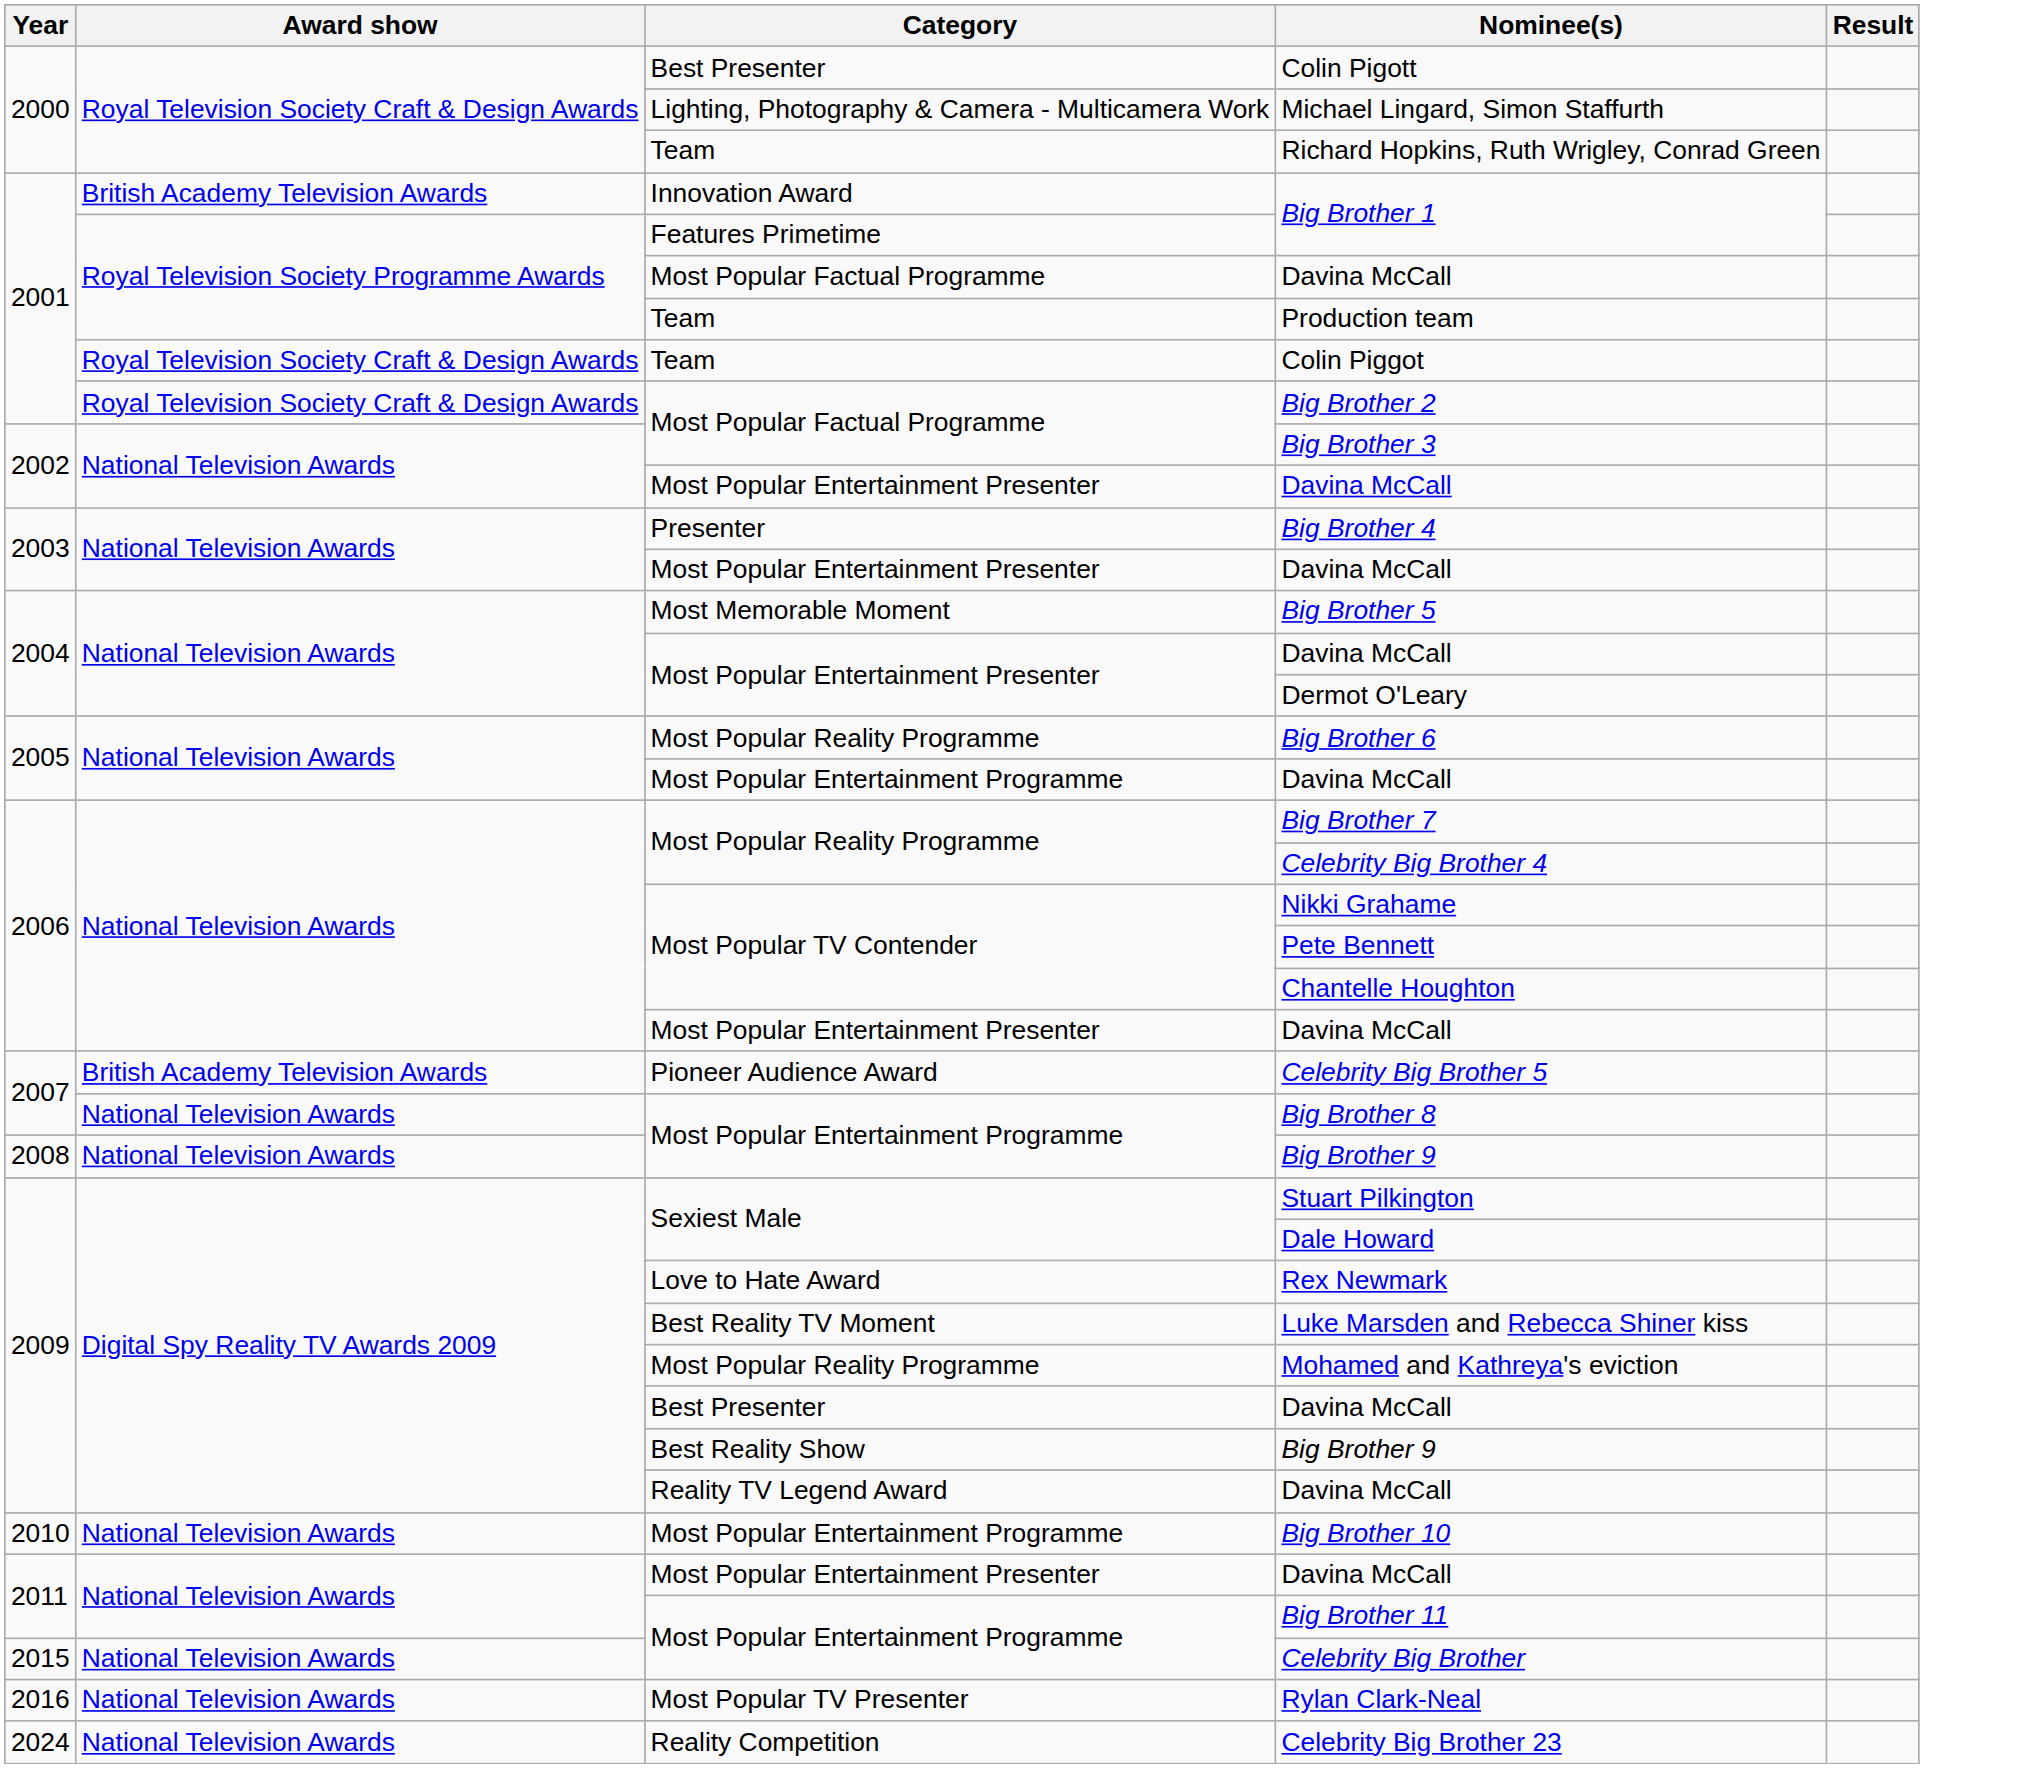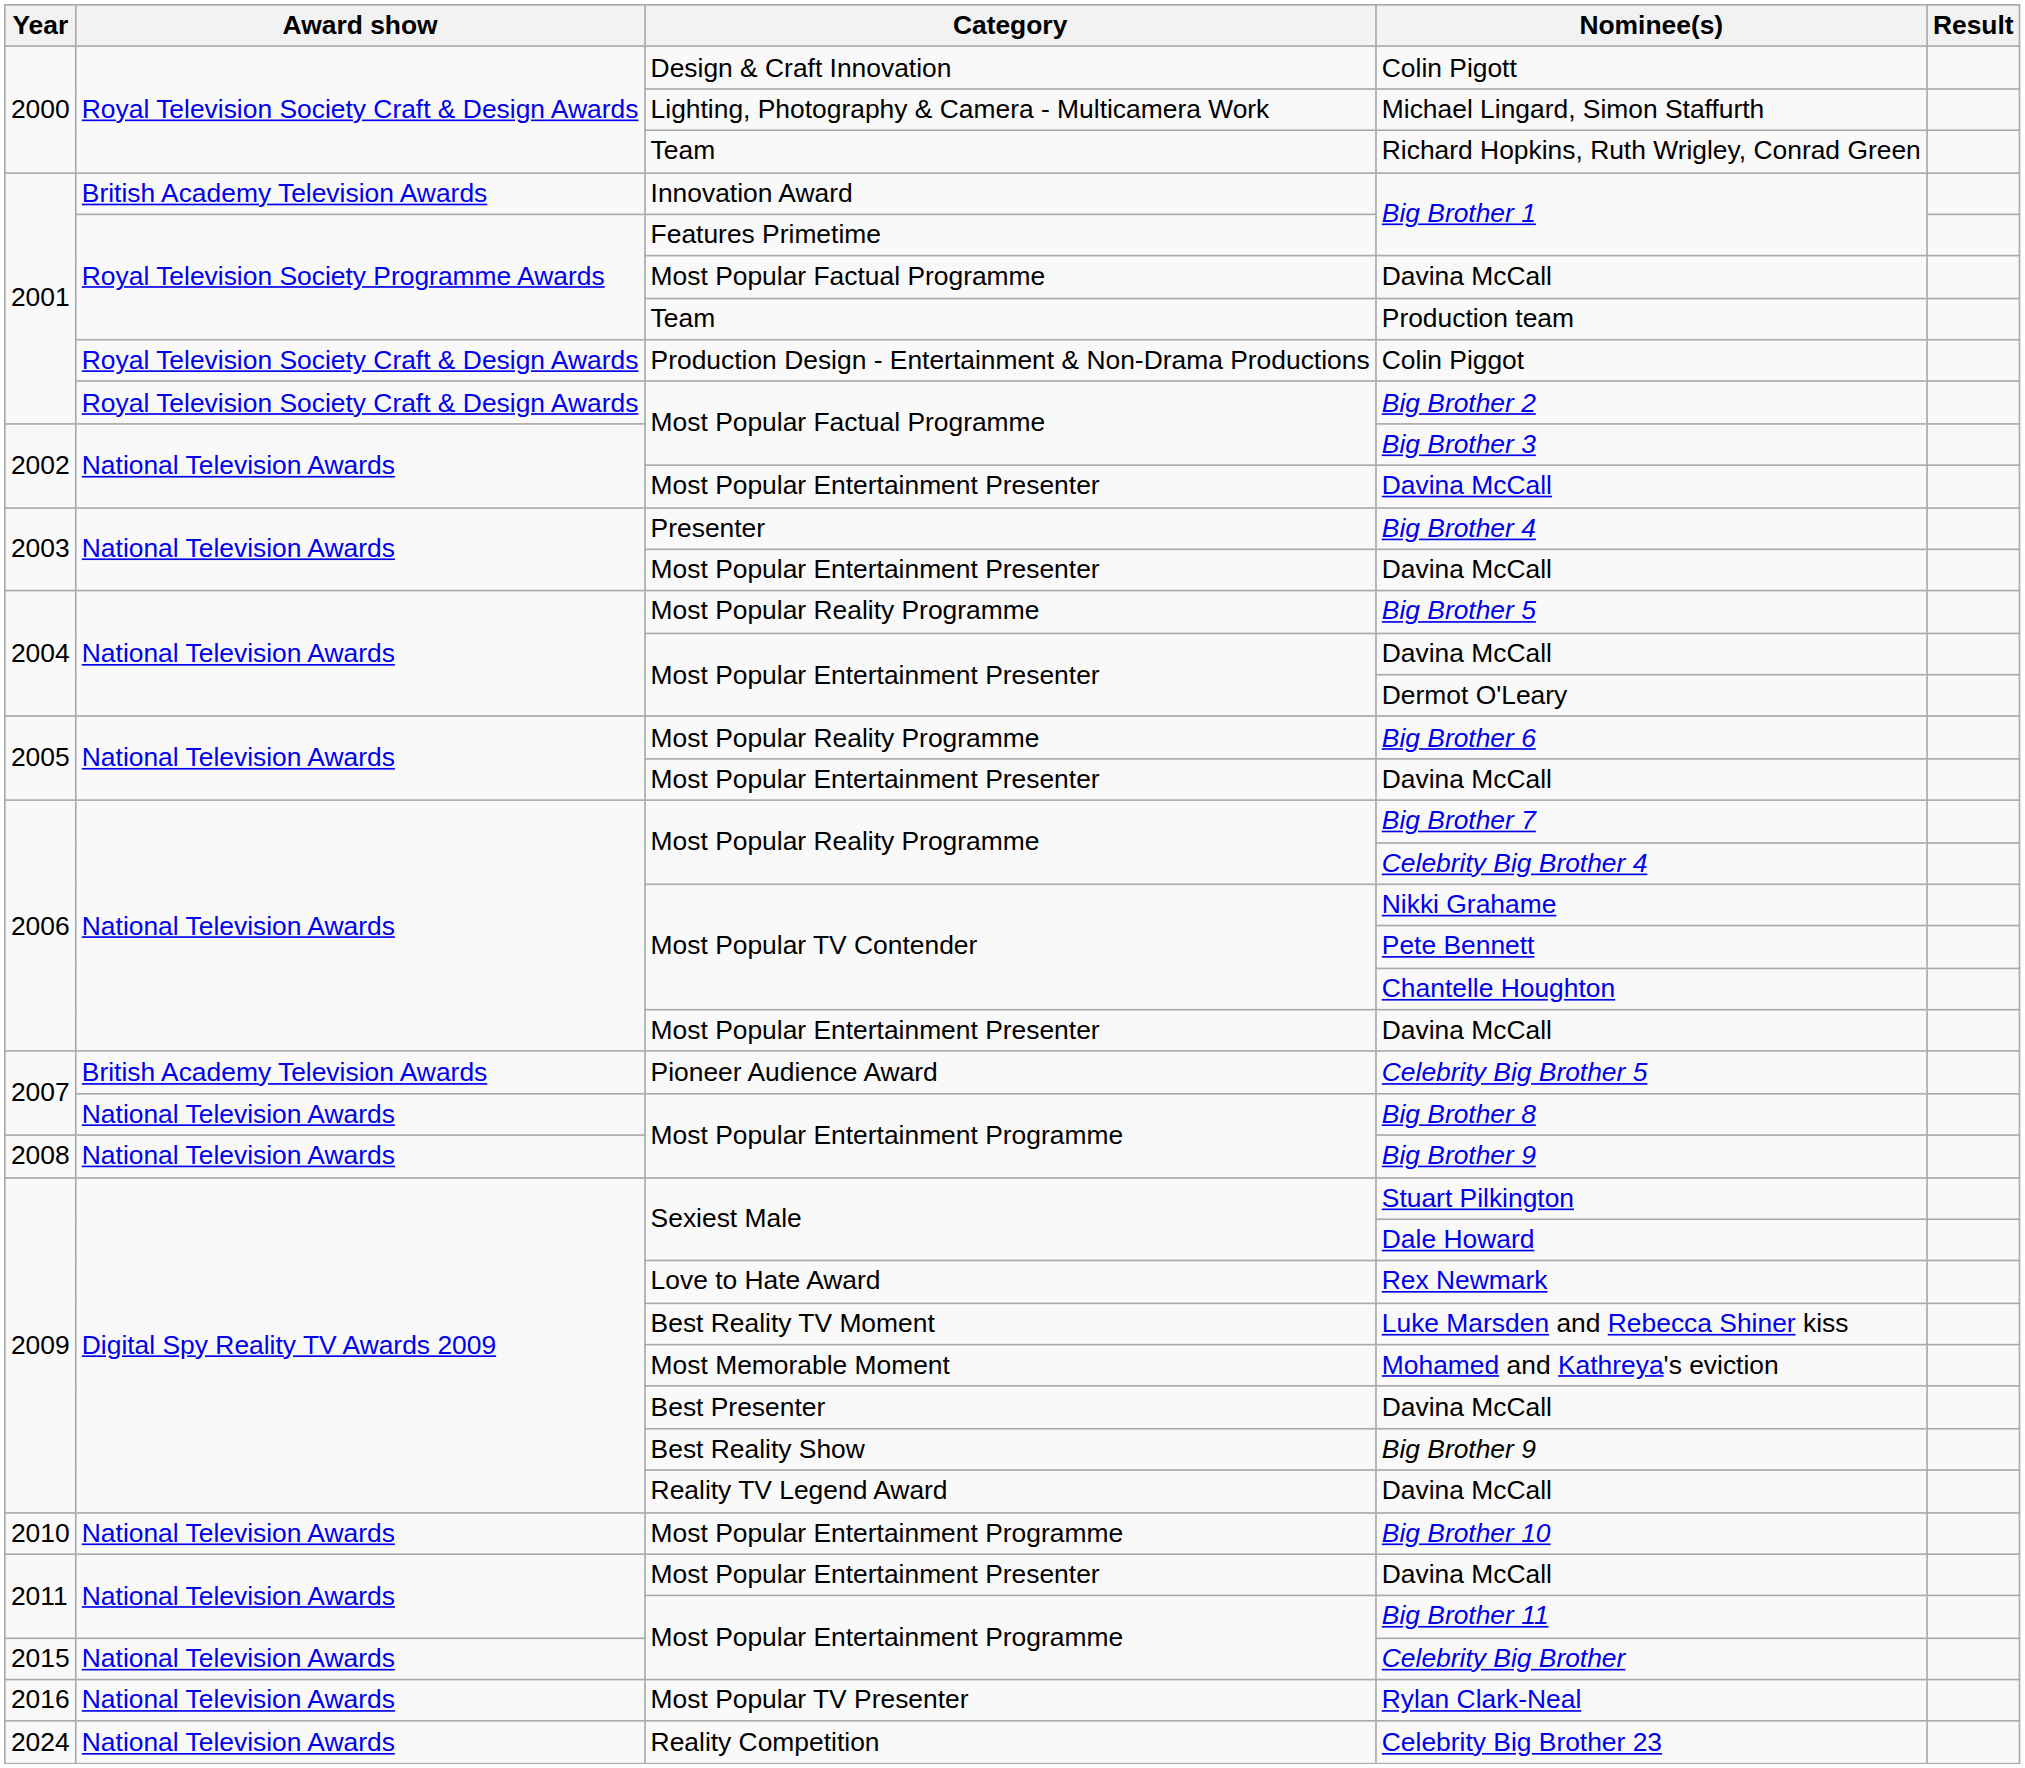(738, 67) Best Presenter -> (801, 67) Design & Craft Innovation
(683, 360) Team -> (1010, 360) Production Design - Entertainment & Non-Drama Productions
(800, 611) Most Memorable Moment -> (845, 611) Most Popular Reality Programme
(887, 779) Most Popular Entertainment Programme -> (875, 779) Most Popular Entertainment Presenter
(845, 1365) Most Popular Reality Programme -> (800, 1365) Most Memorable Moment
